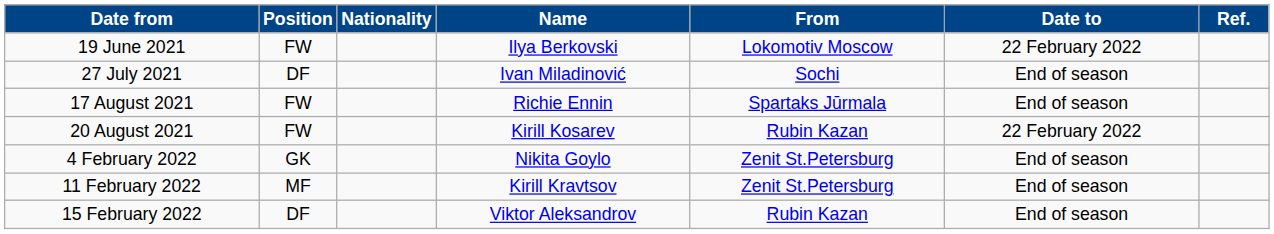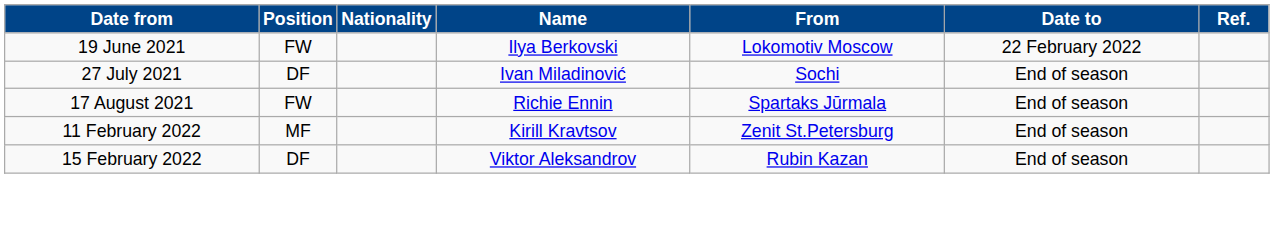- row: (132, 131)
- row: (132, 159)
